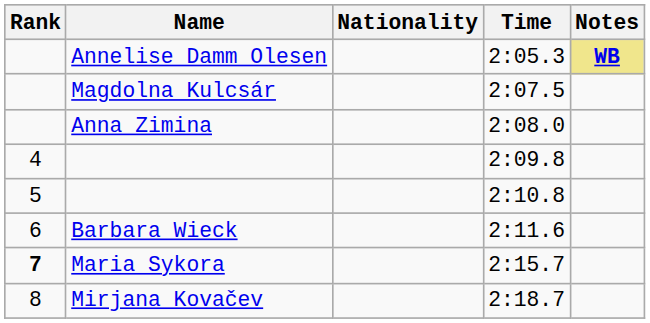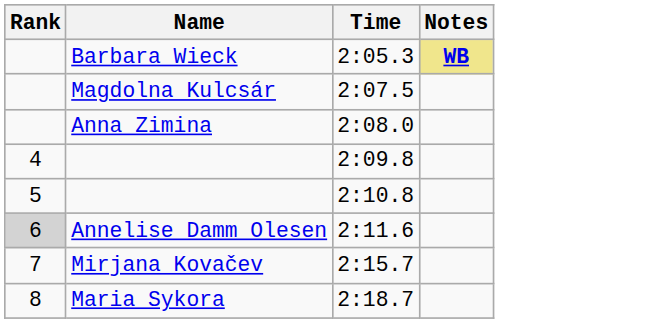- column: (408, 22)
(199, 57) Annelise Damm Olesen -> (154, 57) Barbara Wieck
(35, 231) no background -> (35, 231) lightgrey background
(154, 231) Barbara Wieck -> (199, 231) Annelise Damm Olesen
(35, 265) bold -> (35, 265) normal
(148, 265) Maria Sykora -> (167, 265) Mirjana Kovačev
(167, 300) Mirjana Kovačev -> (148, 300) Maria Sykora
